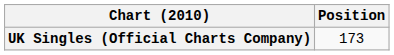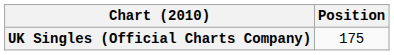(352, 39) 173 -> (352, 39) 175
